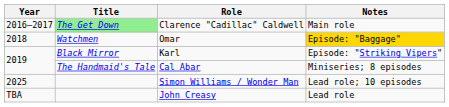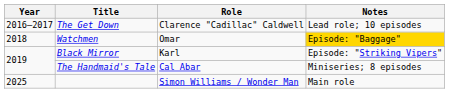(88, 25) lightgreen background -> (88, 25) no background
(331, 25) Main role -> (365, 25) Lead role; 10 episodes
(365, 81) Lead role; 10 episodes -> (331, 81) Main role
- row: (188, 95)
